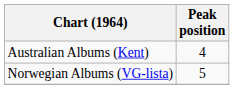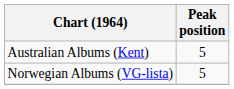(202, 52) 4 -> (202, 52) 5
